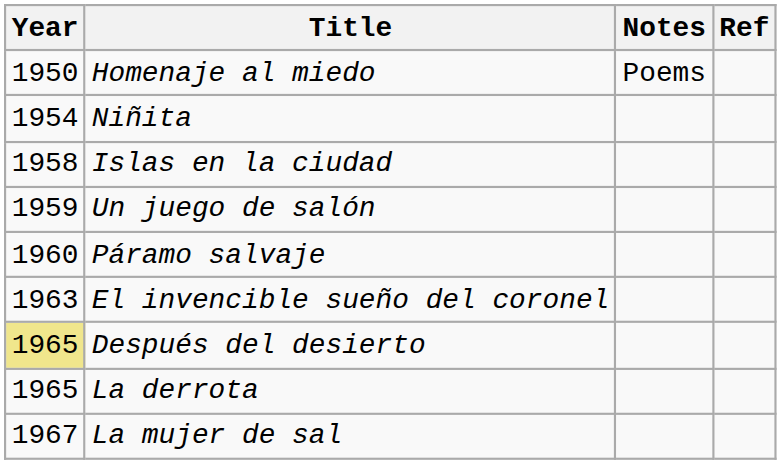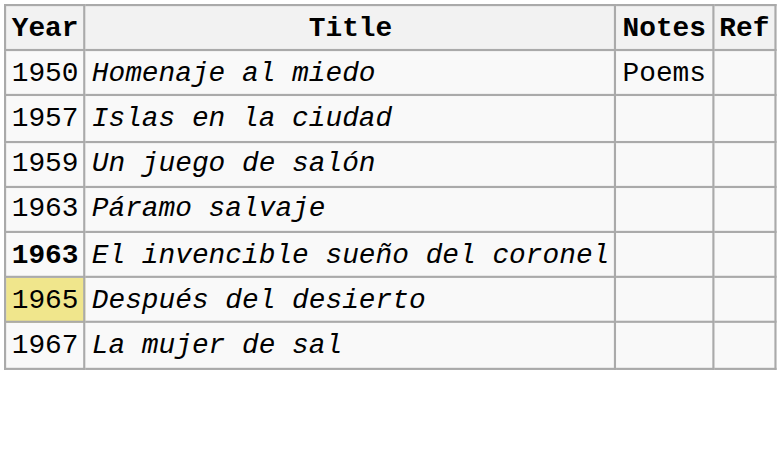- row: (142, 118)
(45, 164) 1958 -> (45, 118) 1957
(45, 254) 1960 -> (45, 209) 1963
(45, 300) normal -> (45, 254) bold
- row: (175, 390)
